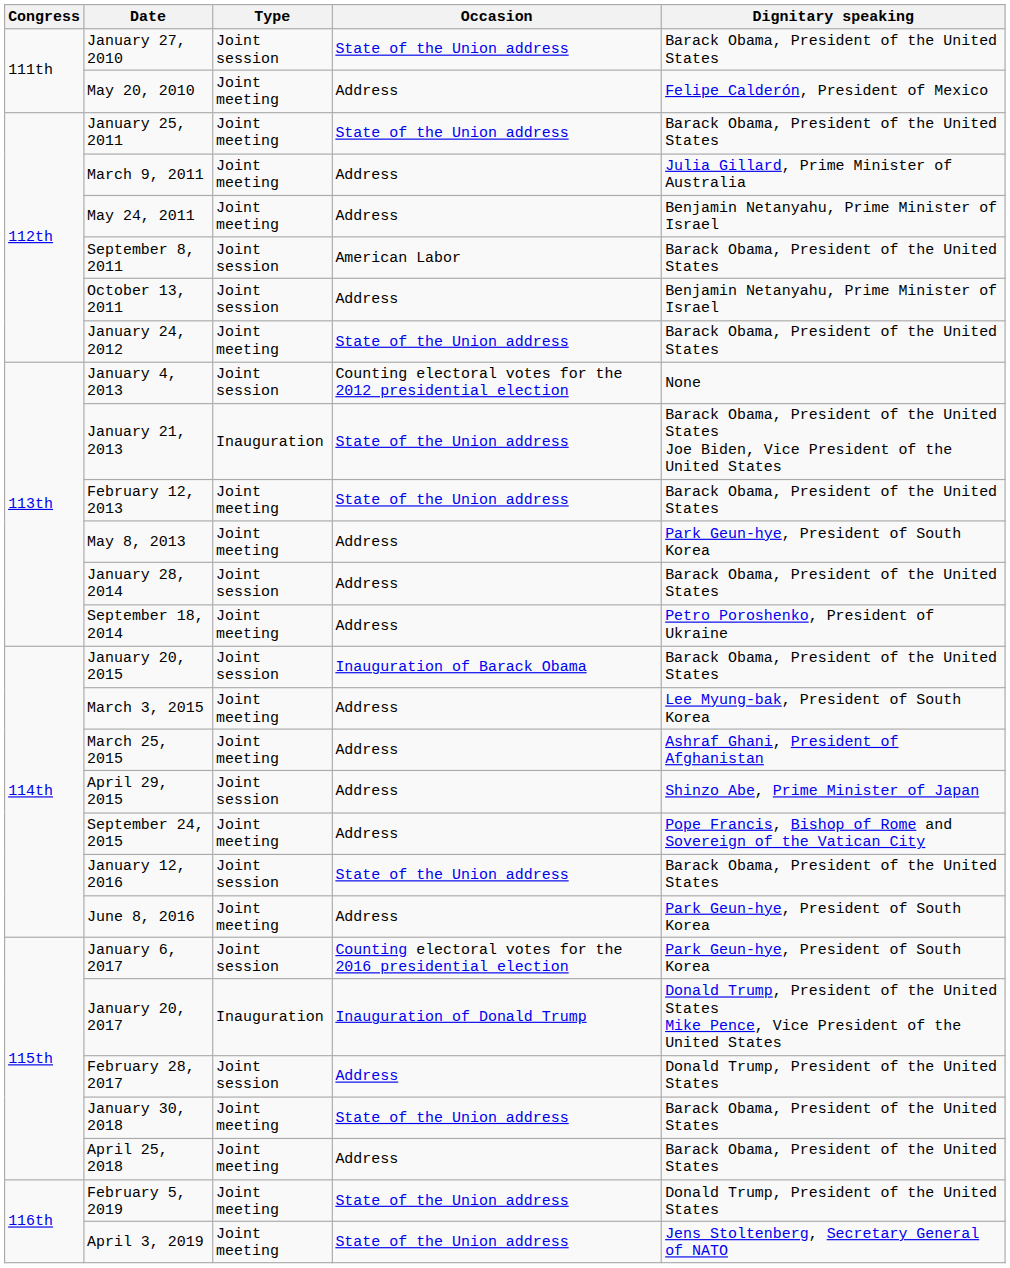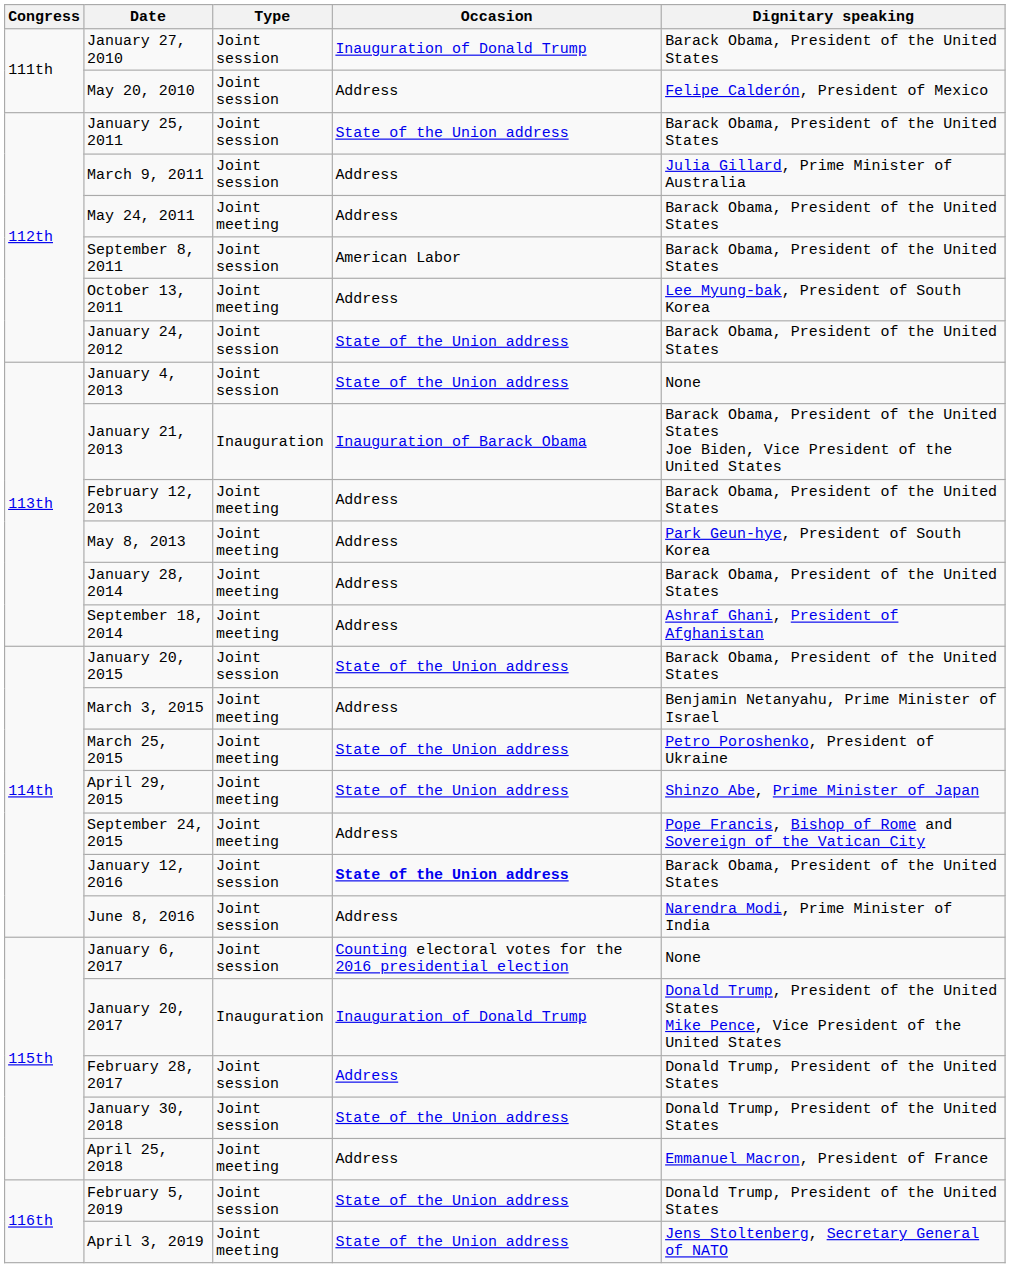(452, 50) State of the Union address -> (461, 50) Inauguration of Donald Trump
(247, 91) Joint meeting -> (247, 91) Joint session
(247, 133) Joint meeting -> (247, 133) Joint session
(247, 175) Joint meeting -> (247, 175) Joint session
(831, 216) Benjamin Netanyahu, Prime Minister of Israel -> (831, 216) Barack Obama, President of the United States
(247, 299) Joint session -> (247, 299) Joint meeting
(831, 299) Benjamin Netanyahu, Prime Minister of Israel -> (813, 299) Lee Myung-bak, President of South Korea
(247, 341) Joint meeting -> (247, 341) Joint session
(479, 383) Counting electoral votes for the 2012 presidential election -> (452, 383) State of the Union address
(452, 442) State of the Union address -> (461, 442) Inauguration of Barack Obama
(452, 500) State of the Union address -> (367, 500) Address
(247, 584) Joint session -> (247, 584) Joint meeting
(800, 625) Petro Poroshenko, President of Ukraine -> (782, 625) Ashraf Ghani, President of Afghanistan
(461, 667) Inauguration of Barack Obama -> (452, 667) State of the Union address
(813, 708) Lee Myung-bak, President of South Korea -> (831, 708) Benjamin Netanyahu, Prime Minister of Israel
(367, 750) Address -> (452, 750) State of the Union address
(782, 750) Ashraf Ghani, President of Afghanistan -> (800, 750) Petro Poroshenko, President of Ukraine
(247, 792) Joint session -> (247, 792) Joint meeting
(367, 792) Address -> (452, 792) State of the Union address
(452, 875) normal -> (452, 875) bold
(247, 917) Joint meeting -> (247, 917) Joint session
(813, 917) Park Geun-hye, President of South Korea -> (809, 917) Narendra Modi, Prime Minister of India
(813, 958) Park Geun-hye, President of South Korea -> (683, 958) None
(247, 1118) Joint meeting -> (247, 1118) Joint session
(831, 1118) Barack Obama, President of the United States -> (831, 1118) Donald Trump, President of the United States
(831, 1159) Barack Obama, President of the United States -> (827, 1159) Emmanuel Macron, President of France
(247, 1201) Joint meeting -> (247, 1201) Joint session
